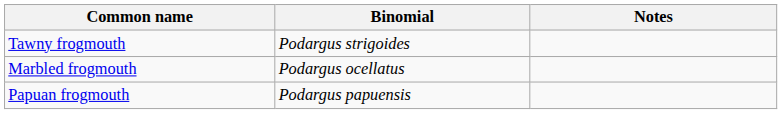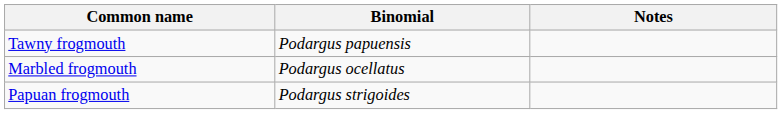(344, 43) Podargus strigoides -> (345, 43) Podargus papuensis
(345, 95) Podargus papuensis -> (344, 95) Podargus strigoides
